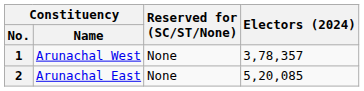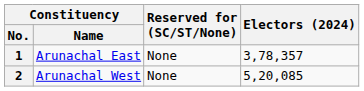(89, 55) Arunachal West -> (89, 55) Arunachal East
(89, 76) Arunachal East -> (89, 76) Arunachal West
